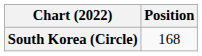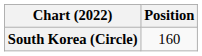(169, 39) 168 -> (169, 39) 160
